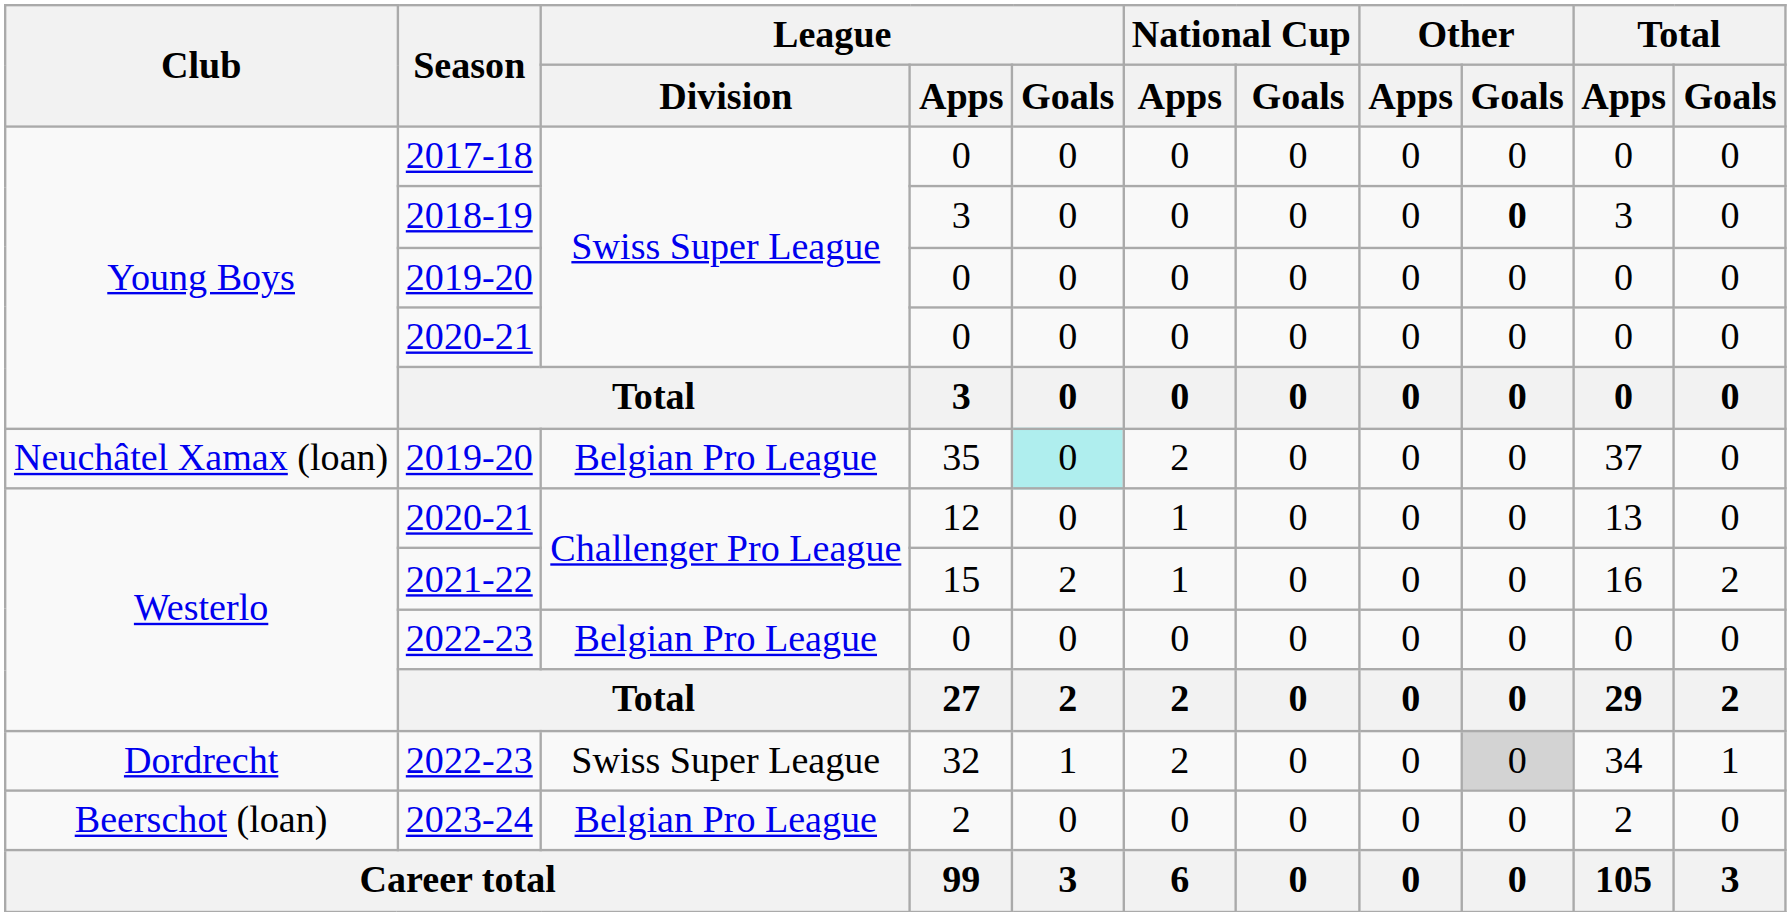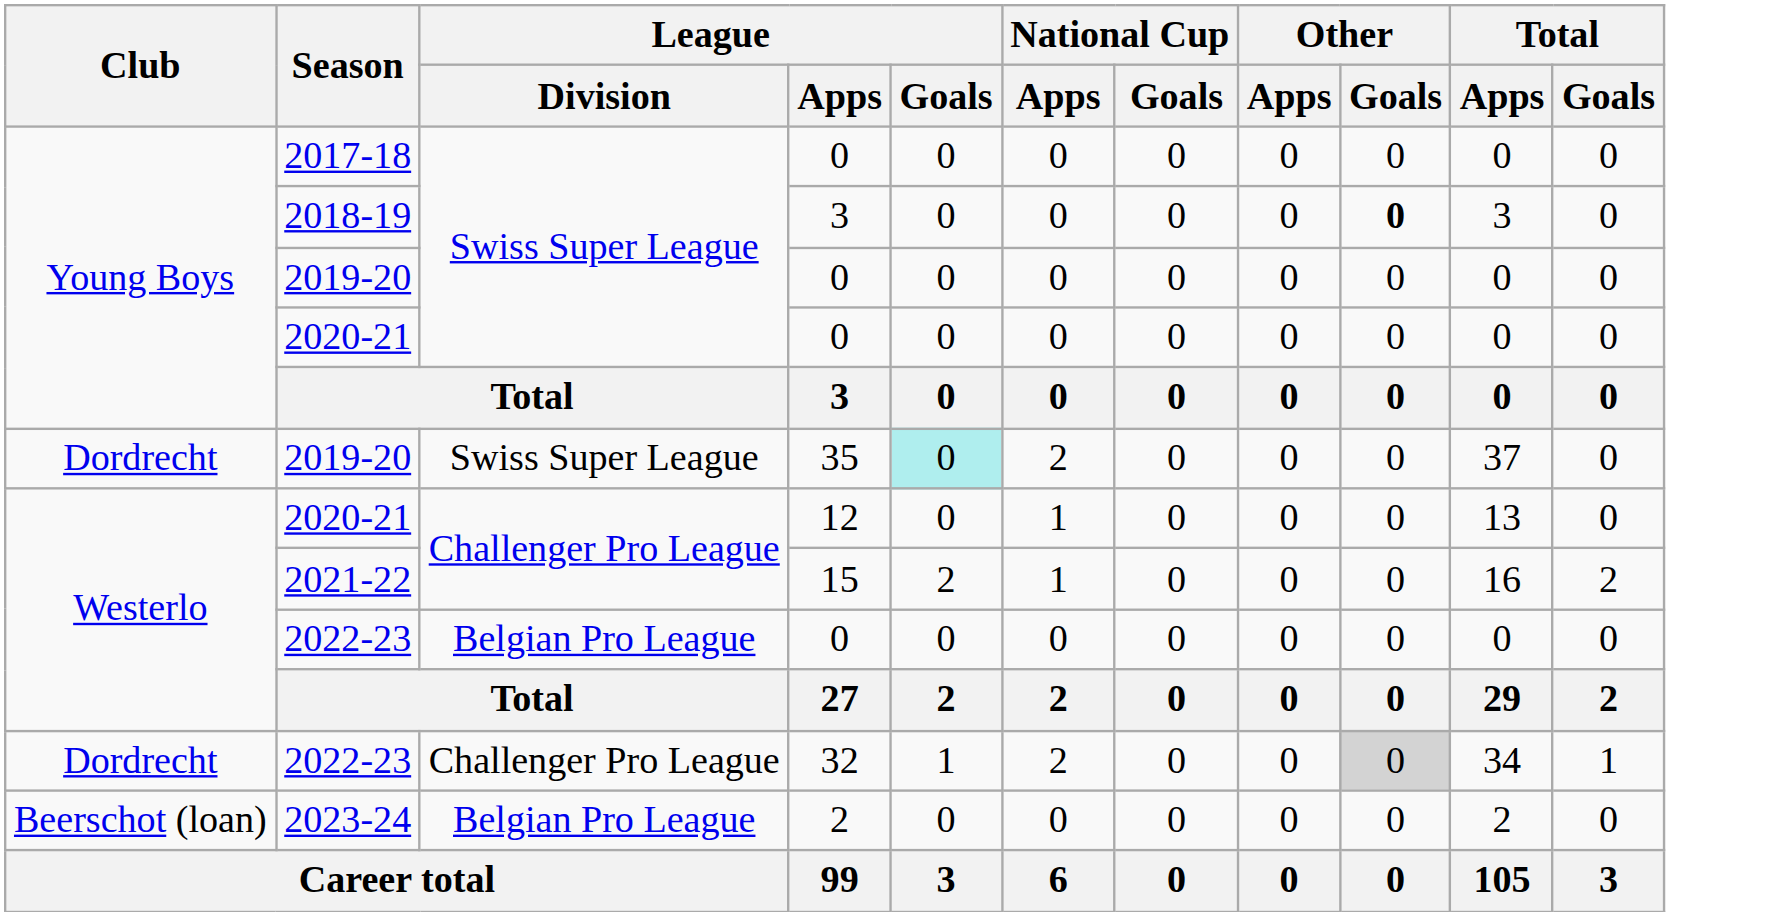(201, 457) Neuchâtel Xamax (loan) -> (140, 457) Dordrecht
(726, 457) Belgian Pro League -> (604, 457) Swiss Super League
(726, 759) Swiss Super League -> (604, 759) Challenger Pro League
